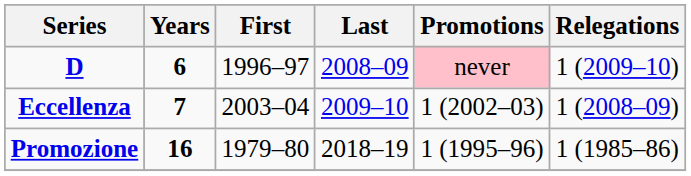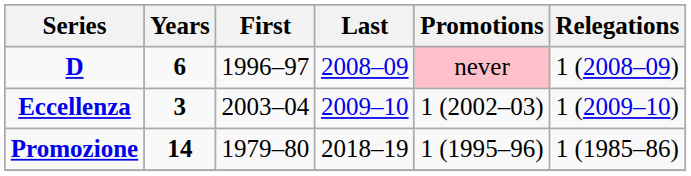(617, 66) 1 (2009–10) -> (617, 66) 1 (2008–09)
(180, 108) 7 -> (180, 108) 3
(617, 108) 1 (2008–09) -> (617, 108) 1 (2009–10)
(180, 149) 16 -> (180, 149) 14
